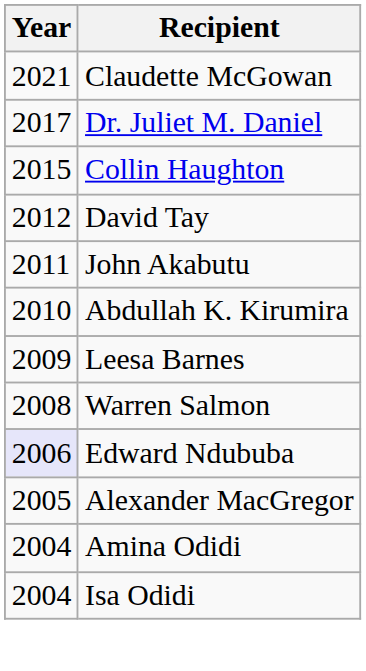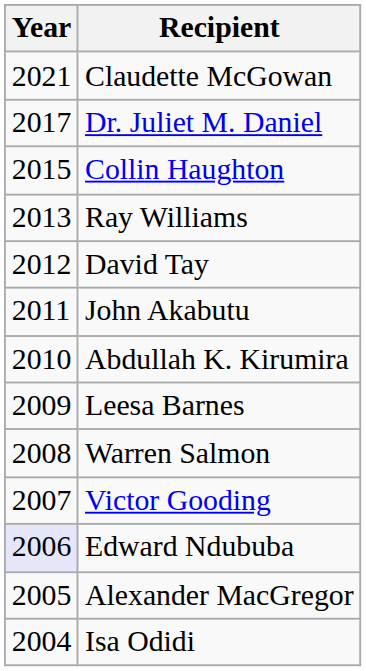+ row: (166, 216)
+ row: (178, 500)
- row: (163, 547)
